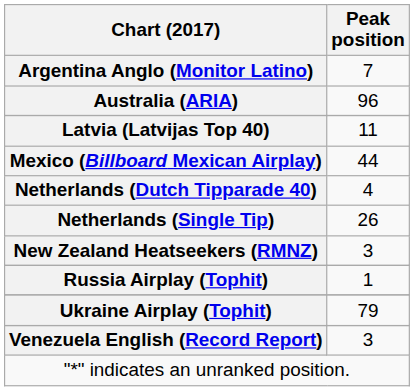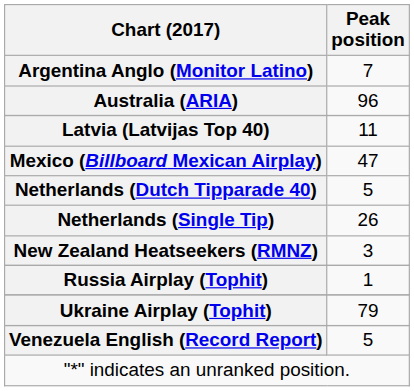(368, 160) 44 -> (368, 160) 47
(368, 190) 4 -> (368, 190) 5
(368, 340) 3 -> (368, 340) 5
